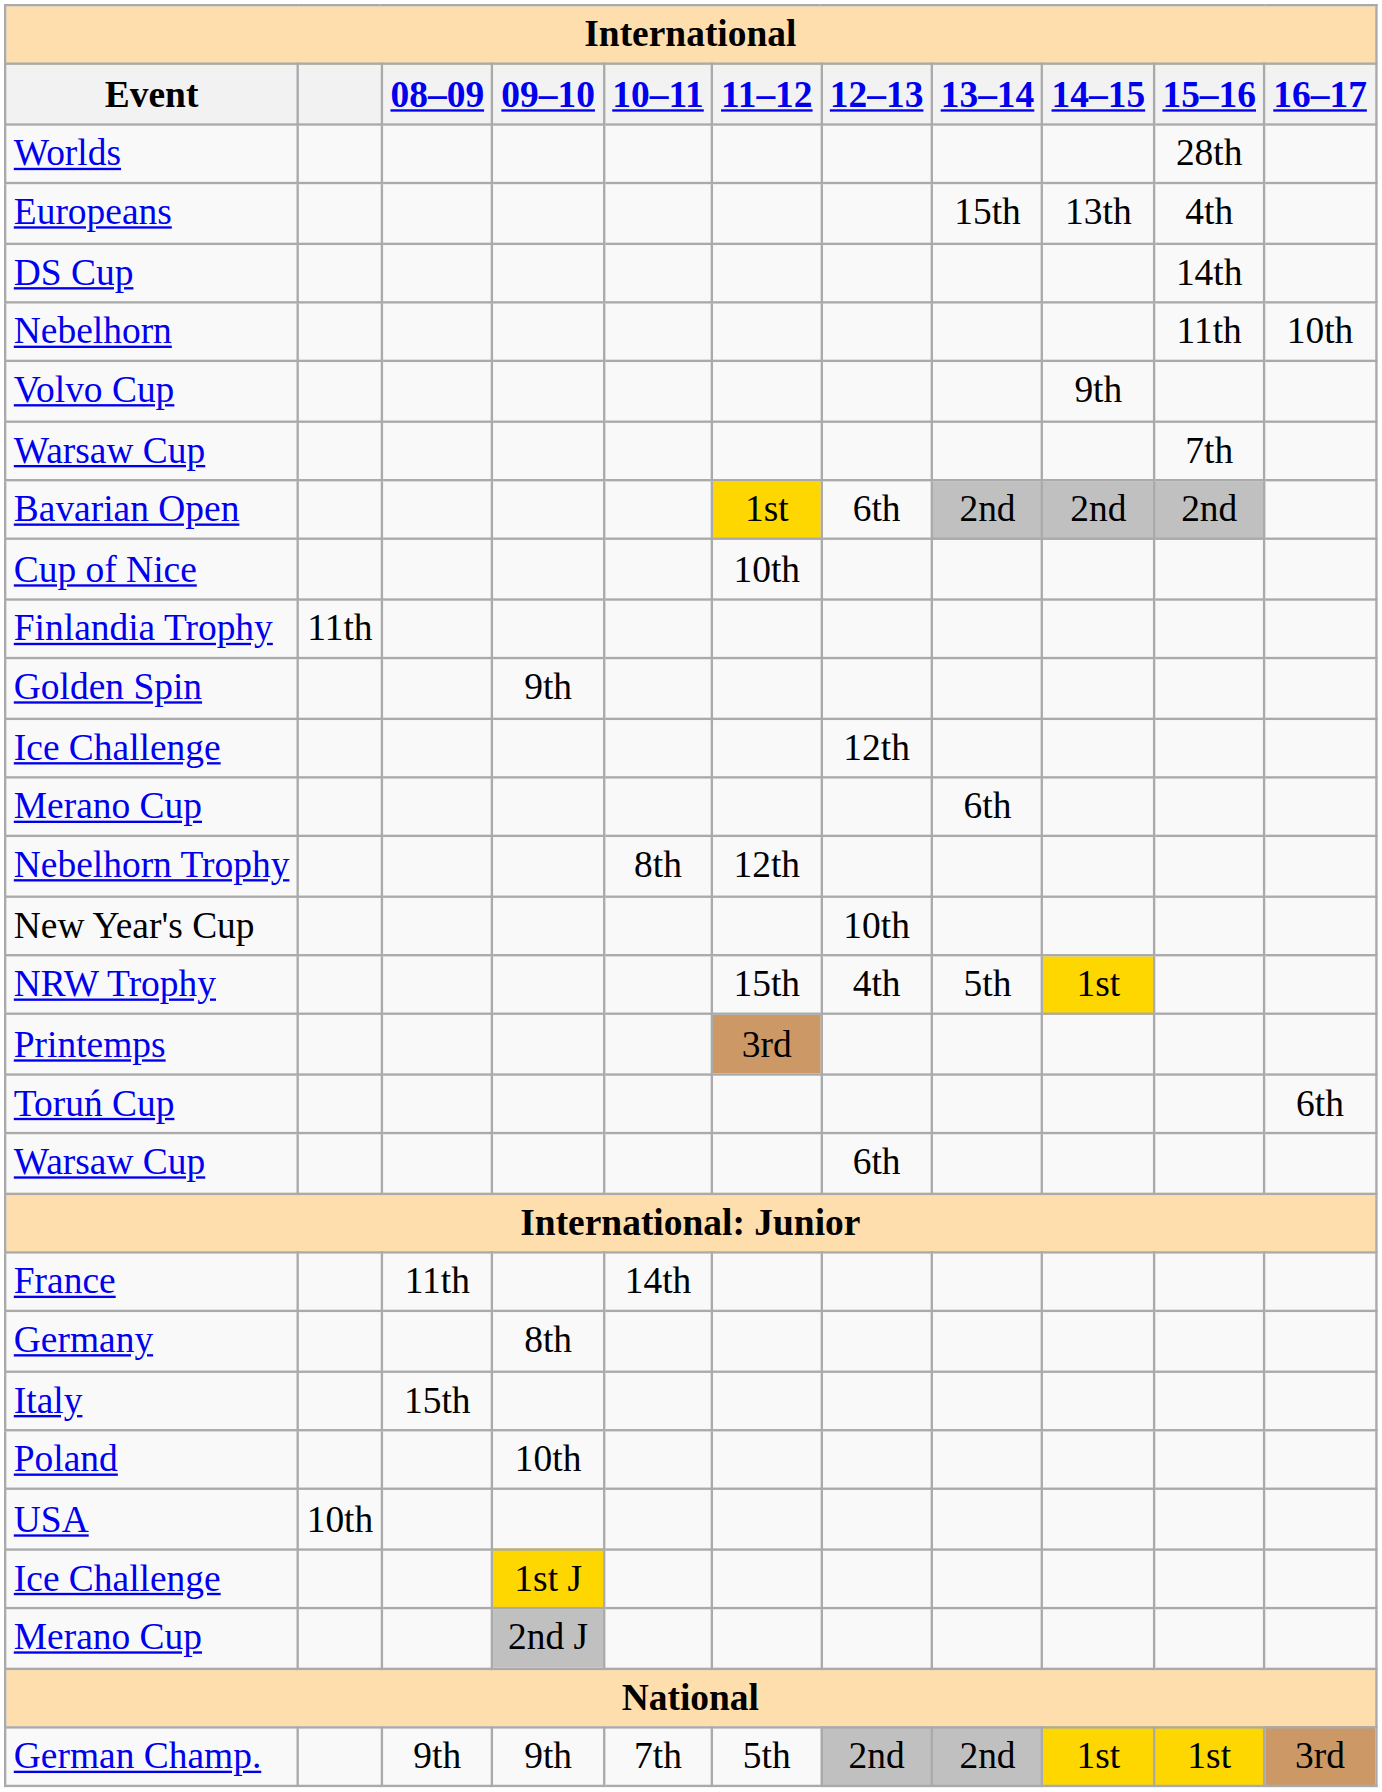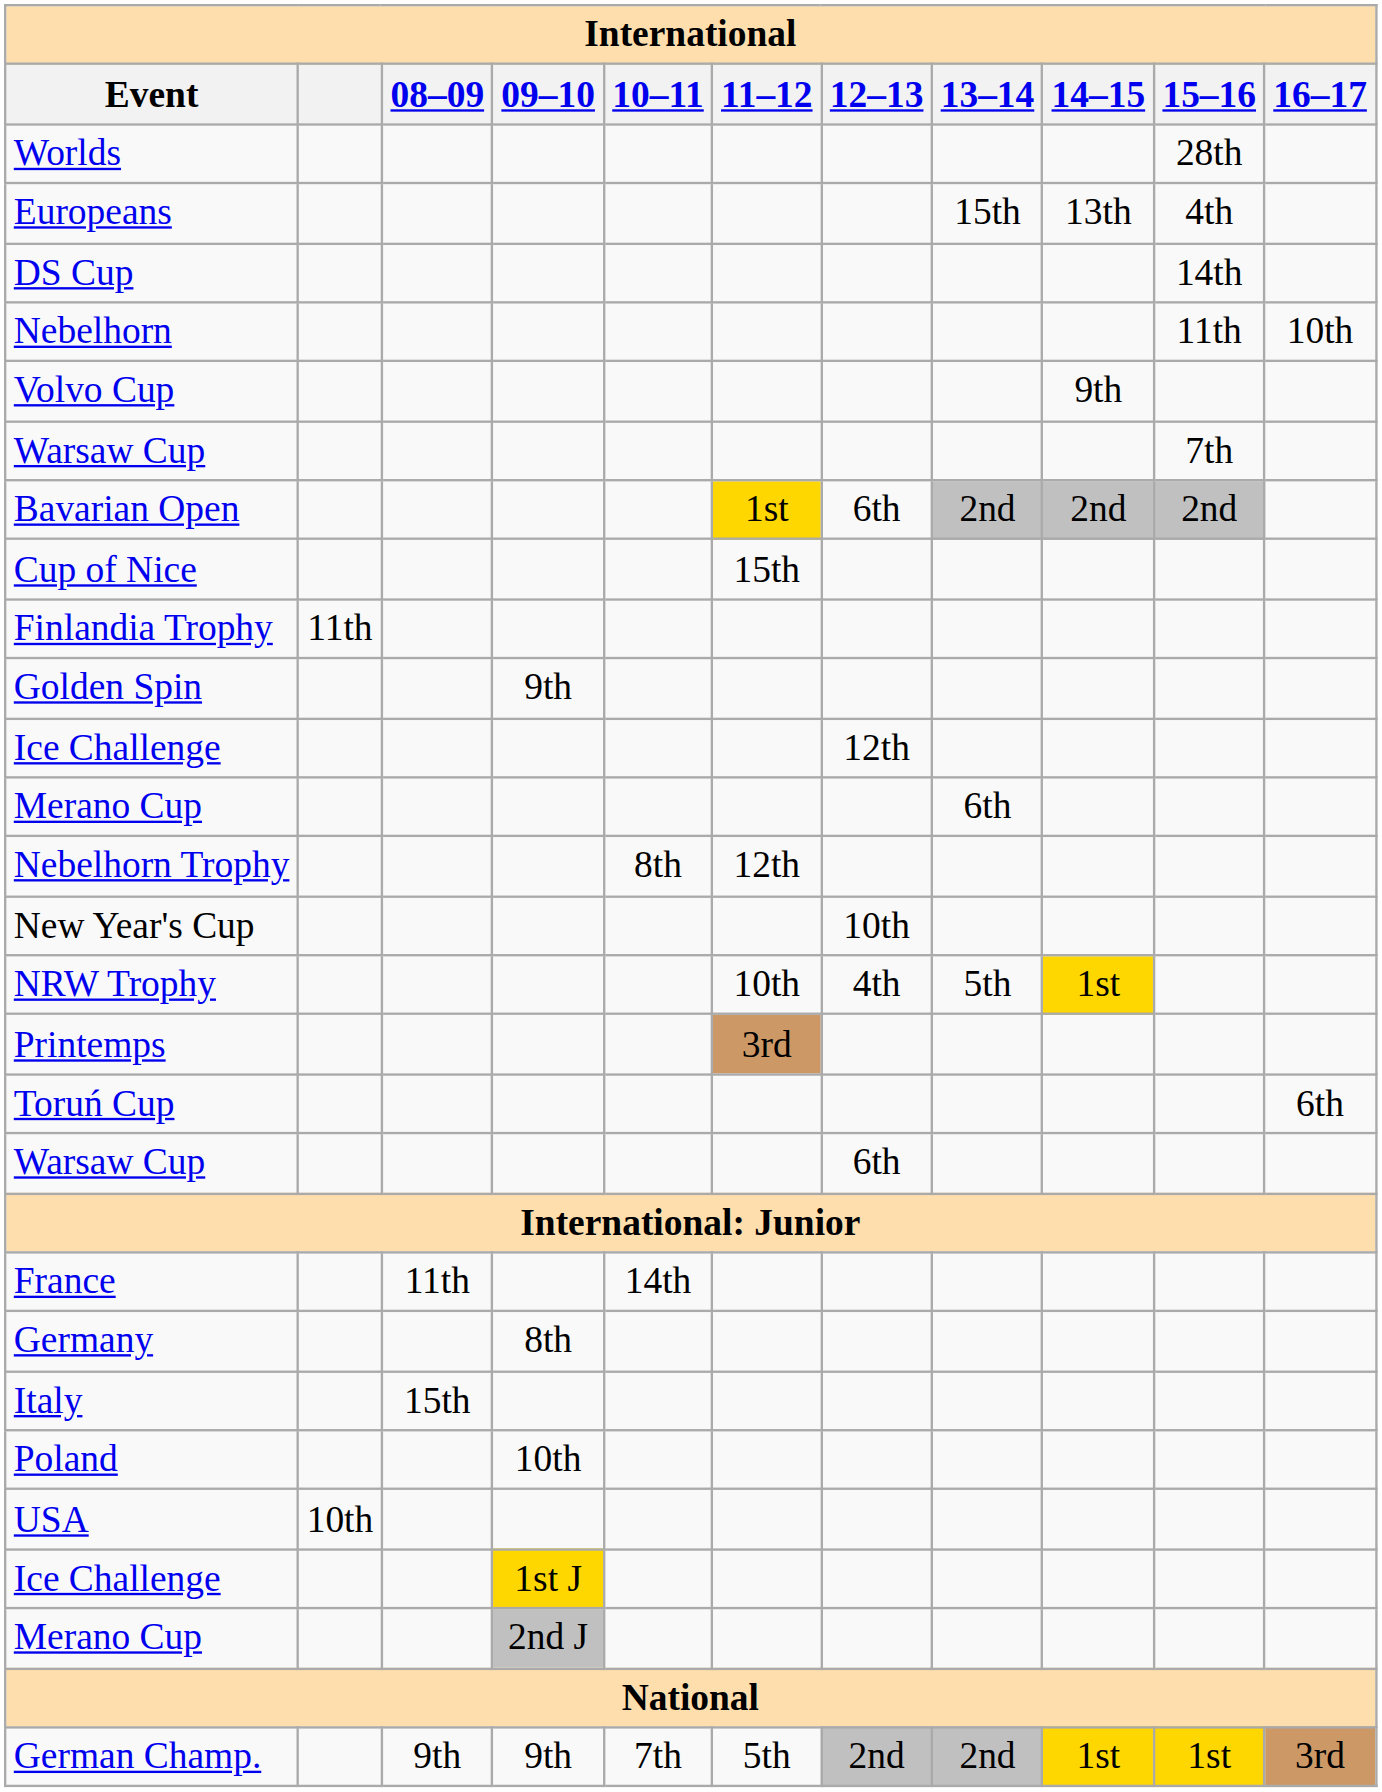(767, 568) 10th -> (767, 568) 15th
(767, 984) 15th -> (767, 984) 10th
